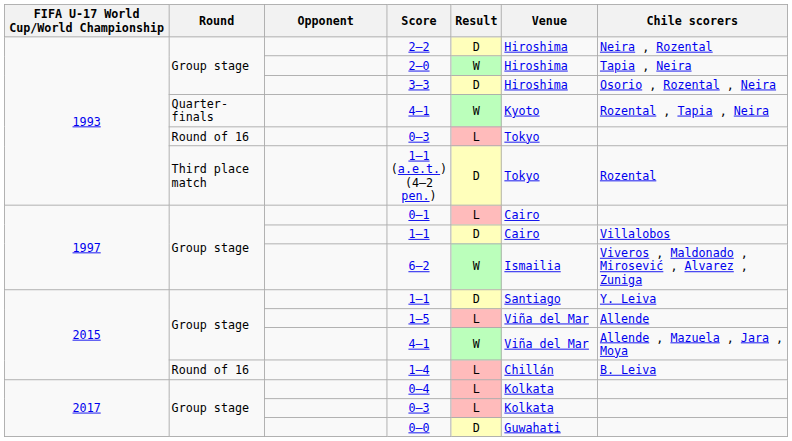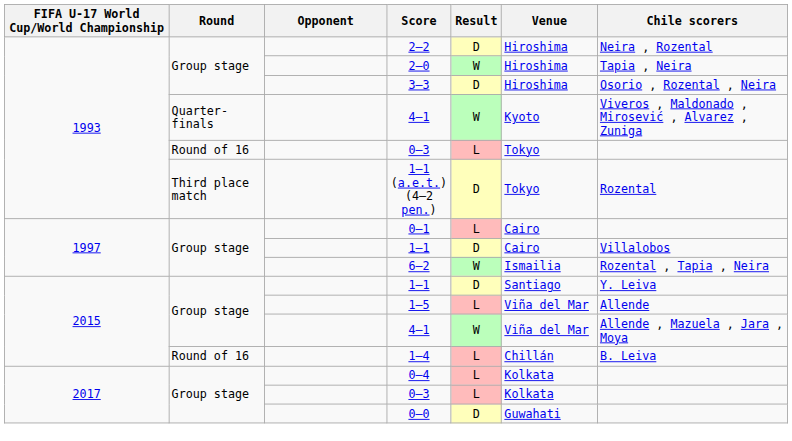(684, 111) Rozental , Tapia , Neira -> (674, 117) Viveros , Maldonado , Mirosević , Alvarez , Zuniga
(674, 267) Viveros , Maldonado , Mirosević , Alvarez , Zuniga -> (684, 267) Rozental , Tapia , Neira
